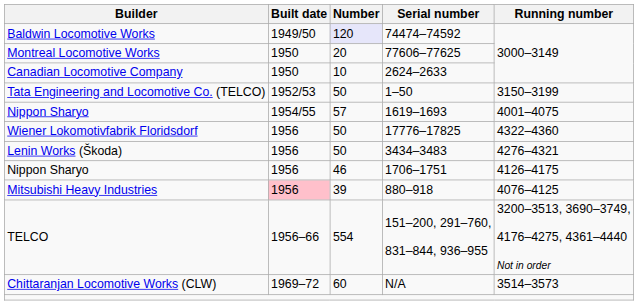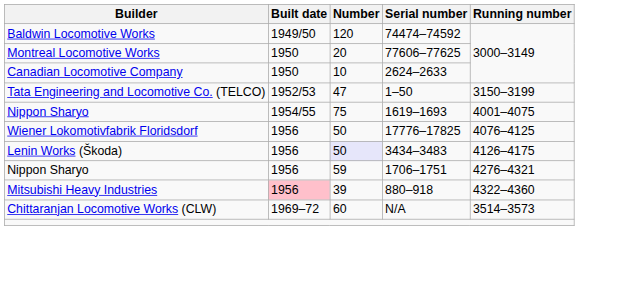(343, 33) lavender background -> (343, 33) no background
(340, 92) 50 -> (340, 92) 47
(340, 111) 57 -> (340, 111) 75
(528, 131) 4322–4360 -> (504, 131) 4076–4125
(340, 151) no background -> (340, 151) lavender background
(528, 151) 4276–4321 -> (504, 151) 4126–4175
(340, 170) 46 -> (340, 170) 59
(528, 170) 4126–4175 -> (504, 170) 4276–4321
(528, 190) 4076–4125 -> (504, 190) 4322–4360
- row: (28, 237)
